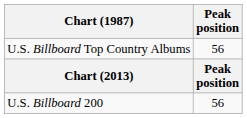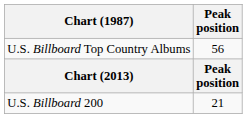(218, 103) 56 -> (218, 103) 21
